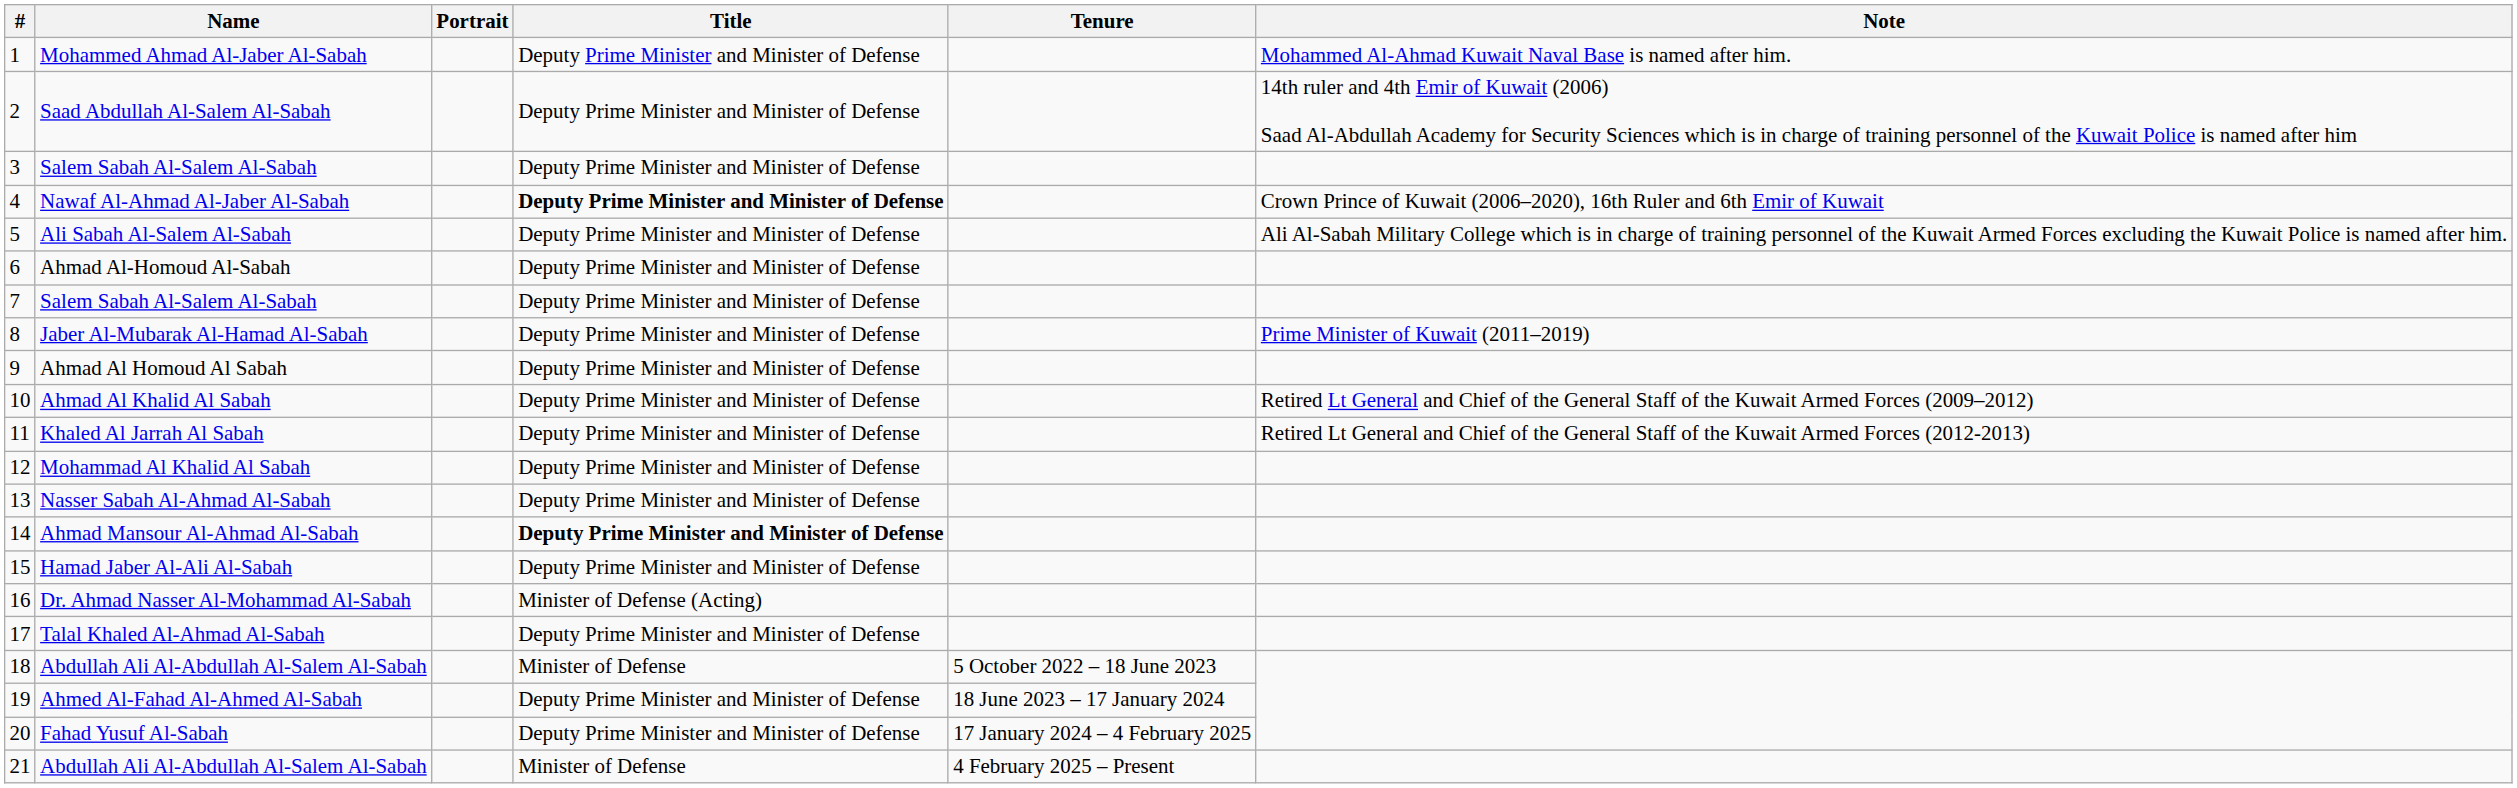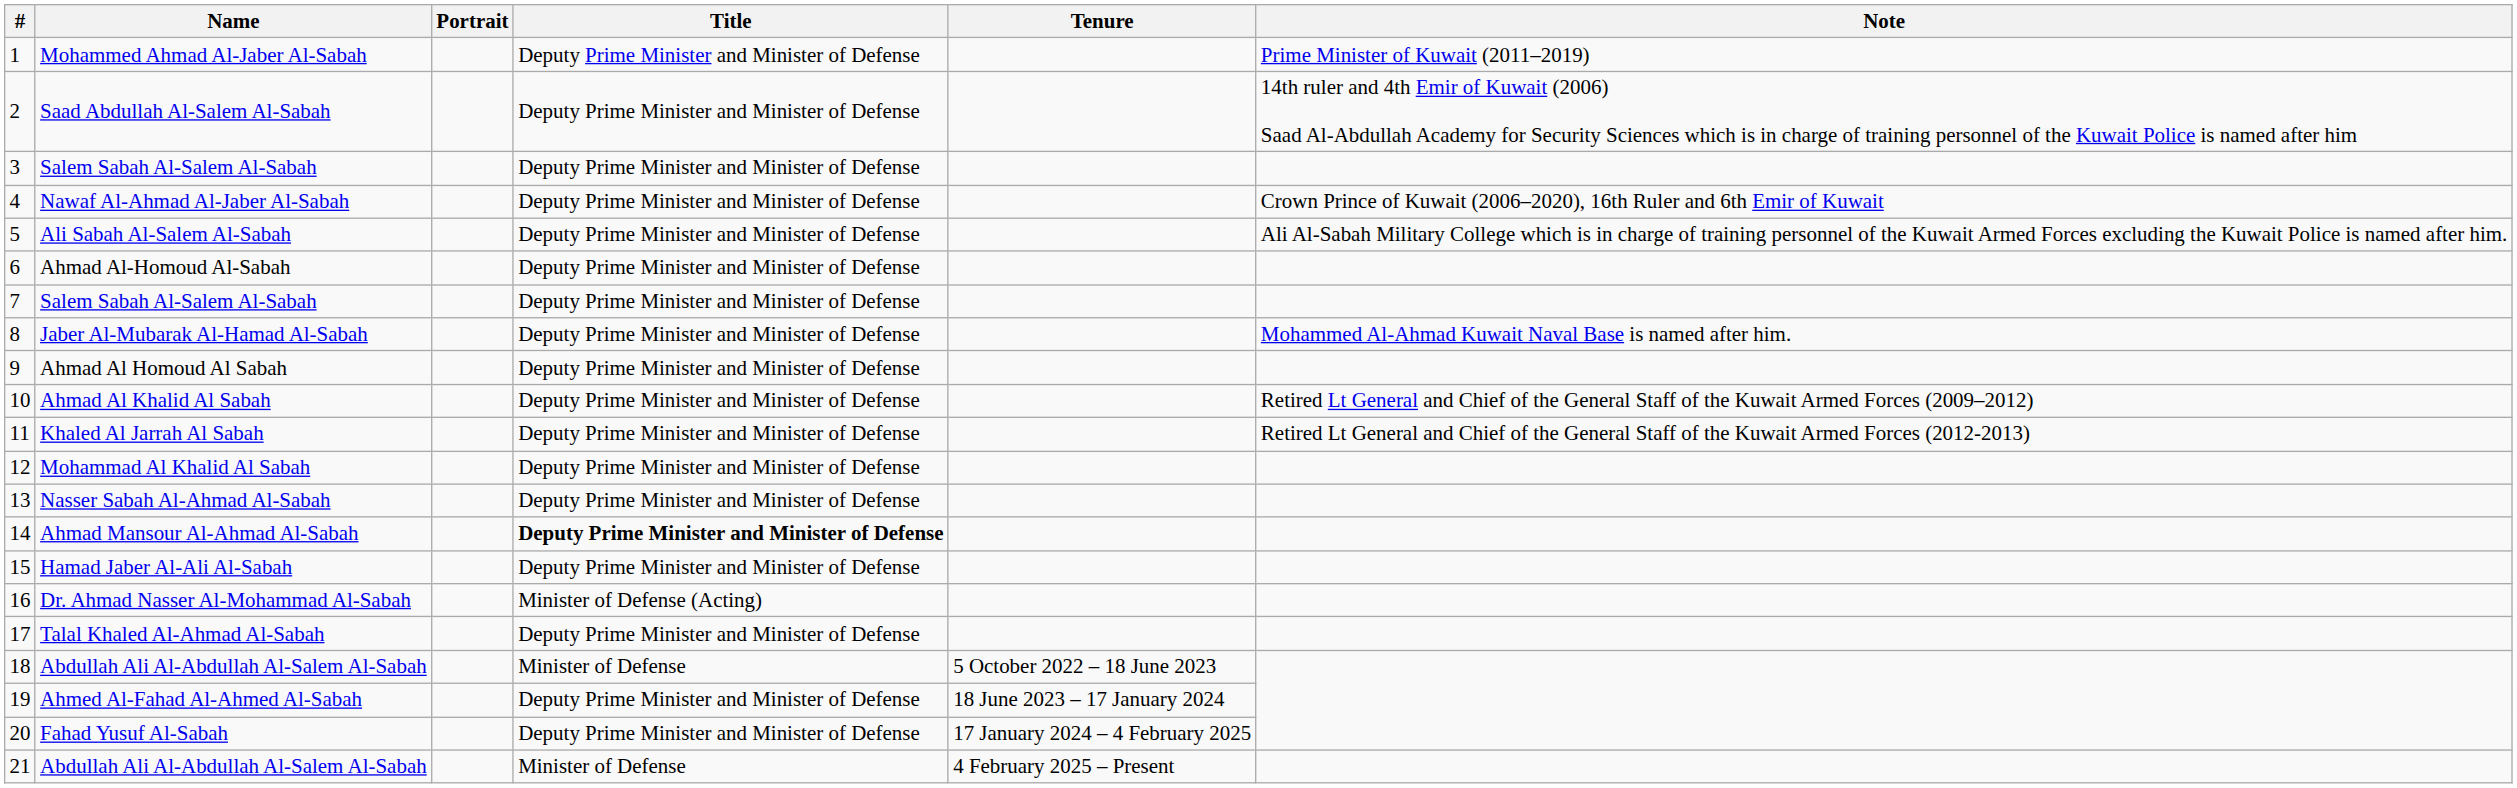(1526, 54) Mohammed Al-Ahmad Kuwait Naval Base is named after him. -> (1425, 54) Prime Minister of Kuwait (2011–2019)
(731, 201) bold -> (719, 201) normal
(1425, 334) Prime Minister of Kuwait (2011–2019) -> (1526, 334) Mohammed Al-Ahmad Kuwait Naval Base is named after him.
